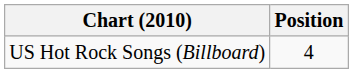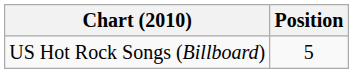(309, 52) 4 -> (309, 52) 5
